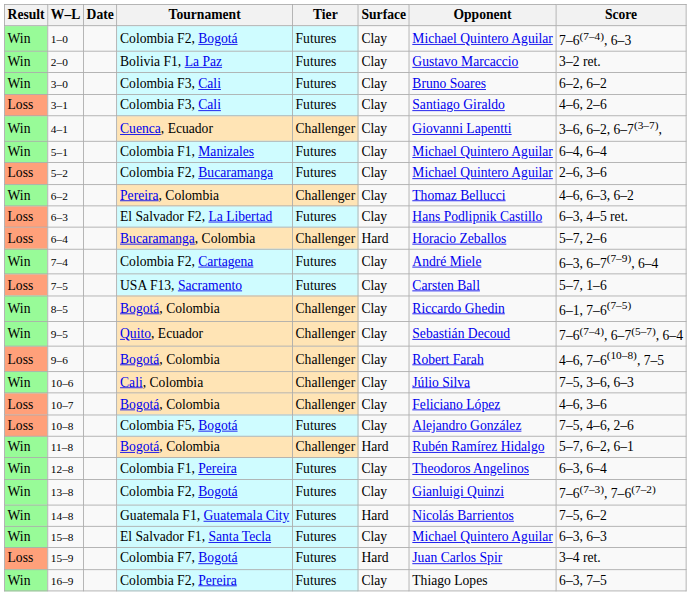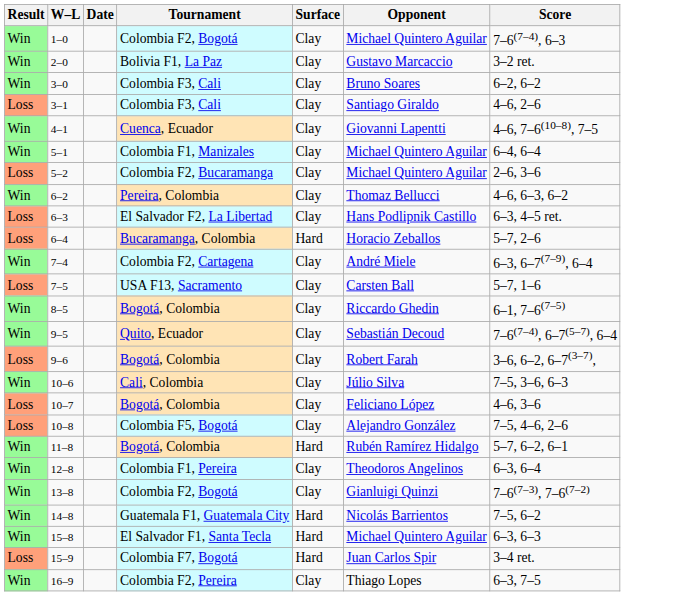- column: (325, 15)
(610, 128) 3–6, 6–2, 6–7(3–7), -> (546, 128) 4–6, 7–6(10–8), 7–5
(612, 359) 4–6, 7–6(10–8), 7–5 -> (545, 359) 3–6, 6–2, 6–7(3–7),
(374, 537) Clay -> (309, 537) Hard
